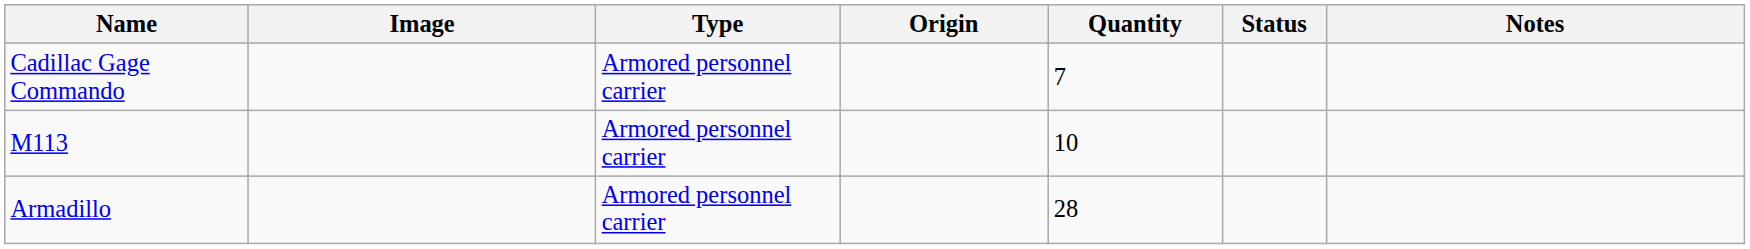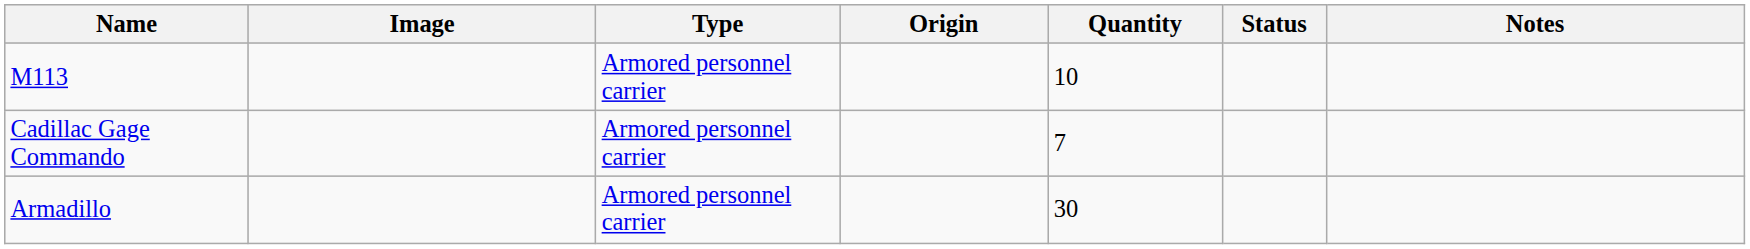rows swapped: (39, 142) <-> (80, 76)
(1066, 209) 28 -> (1066, 209) 30
